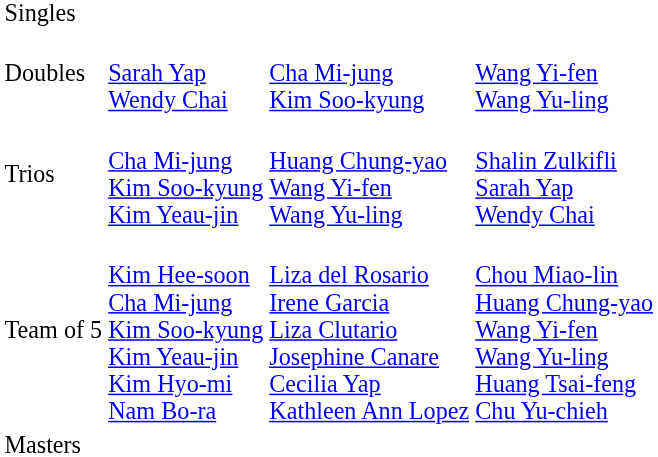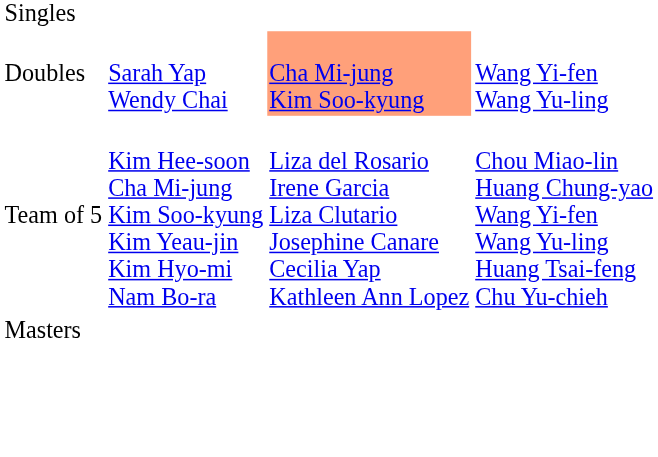(347, 86) no background -> (347, 86) lightsalmon background
- row: (30, 174)
